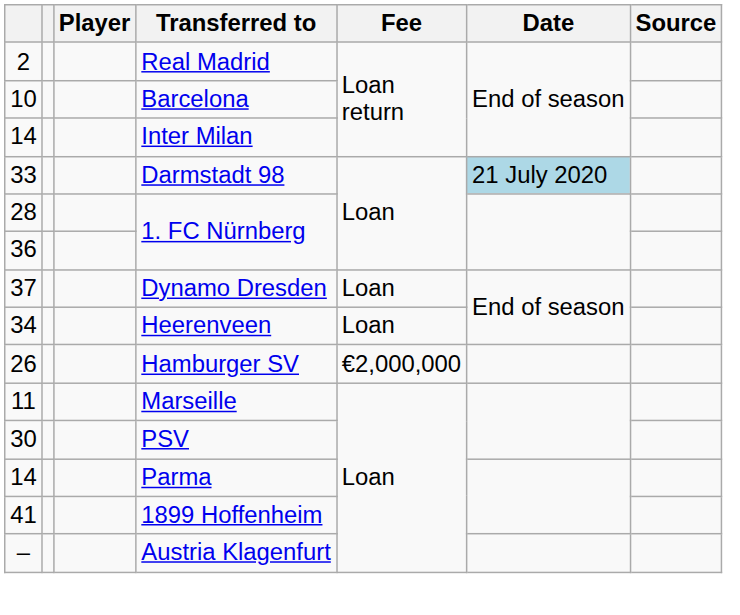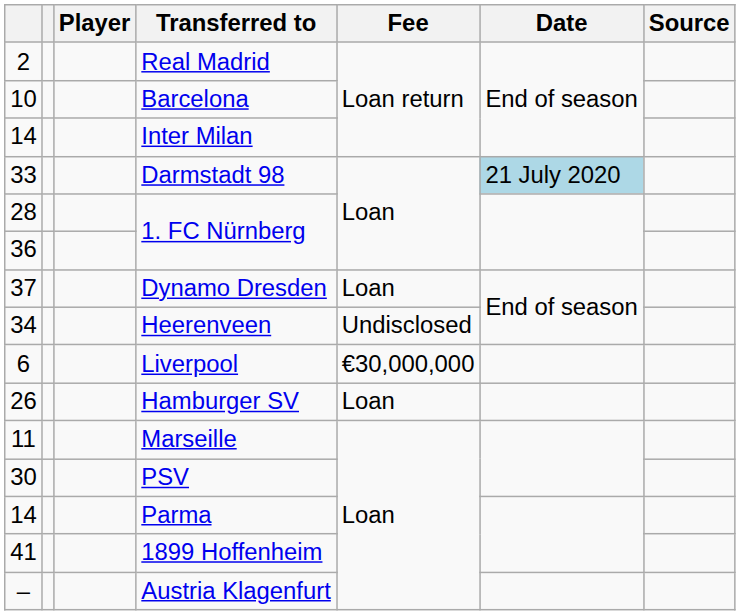(368, 325) Loan -> (407, 325) Undisclosed
+ row: (23, 363)
(401, 363) €2,000,000 -> (368, 401) Loan
